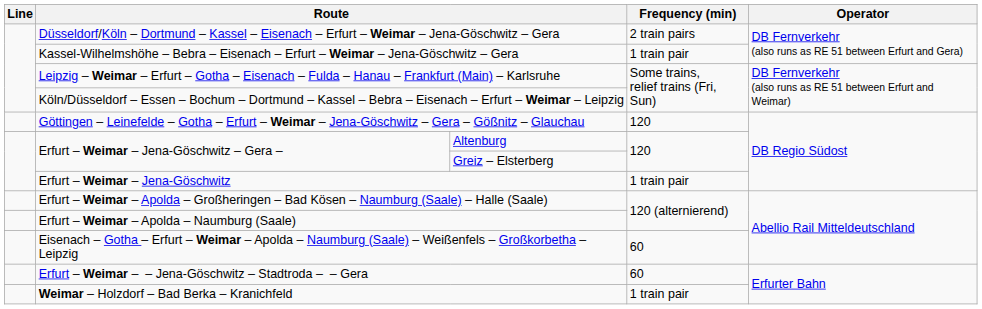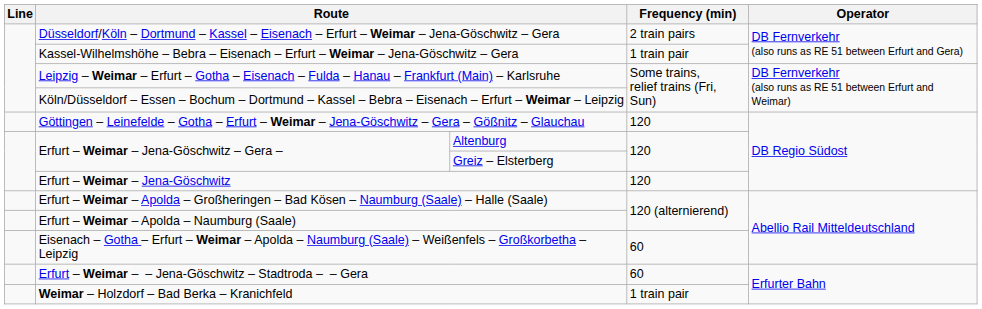(659, 181) 1 train pair -> (640, 181) 120
